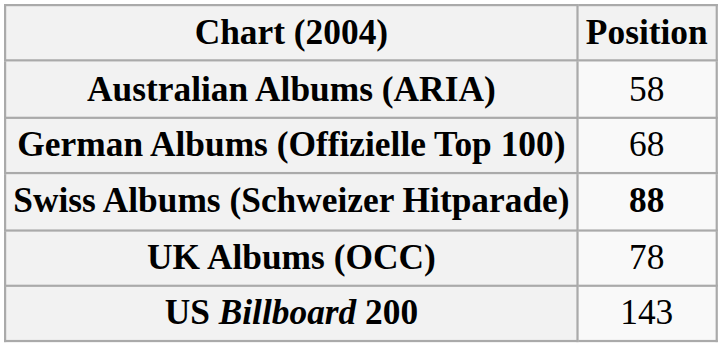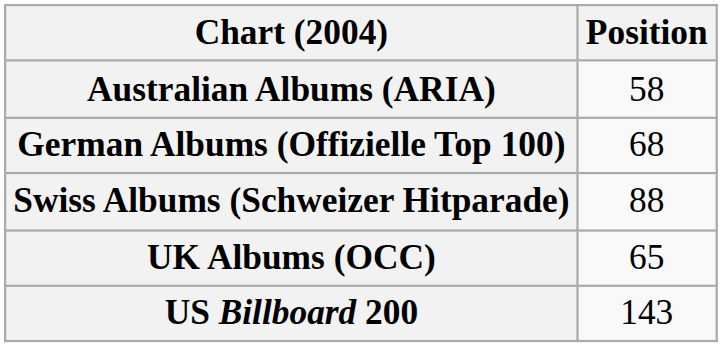(647, 200) bold -> (647, 200) normal
(647, 256) 78 -> (647, 256) 65
